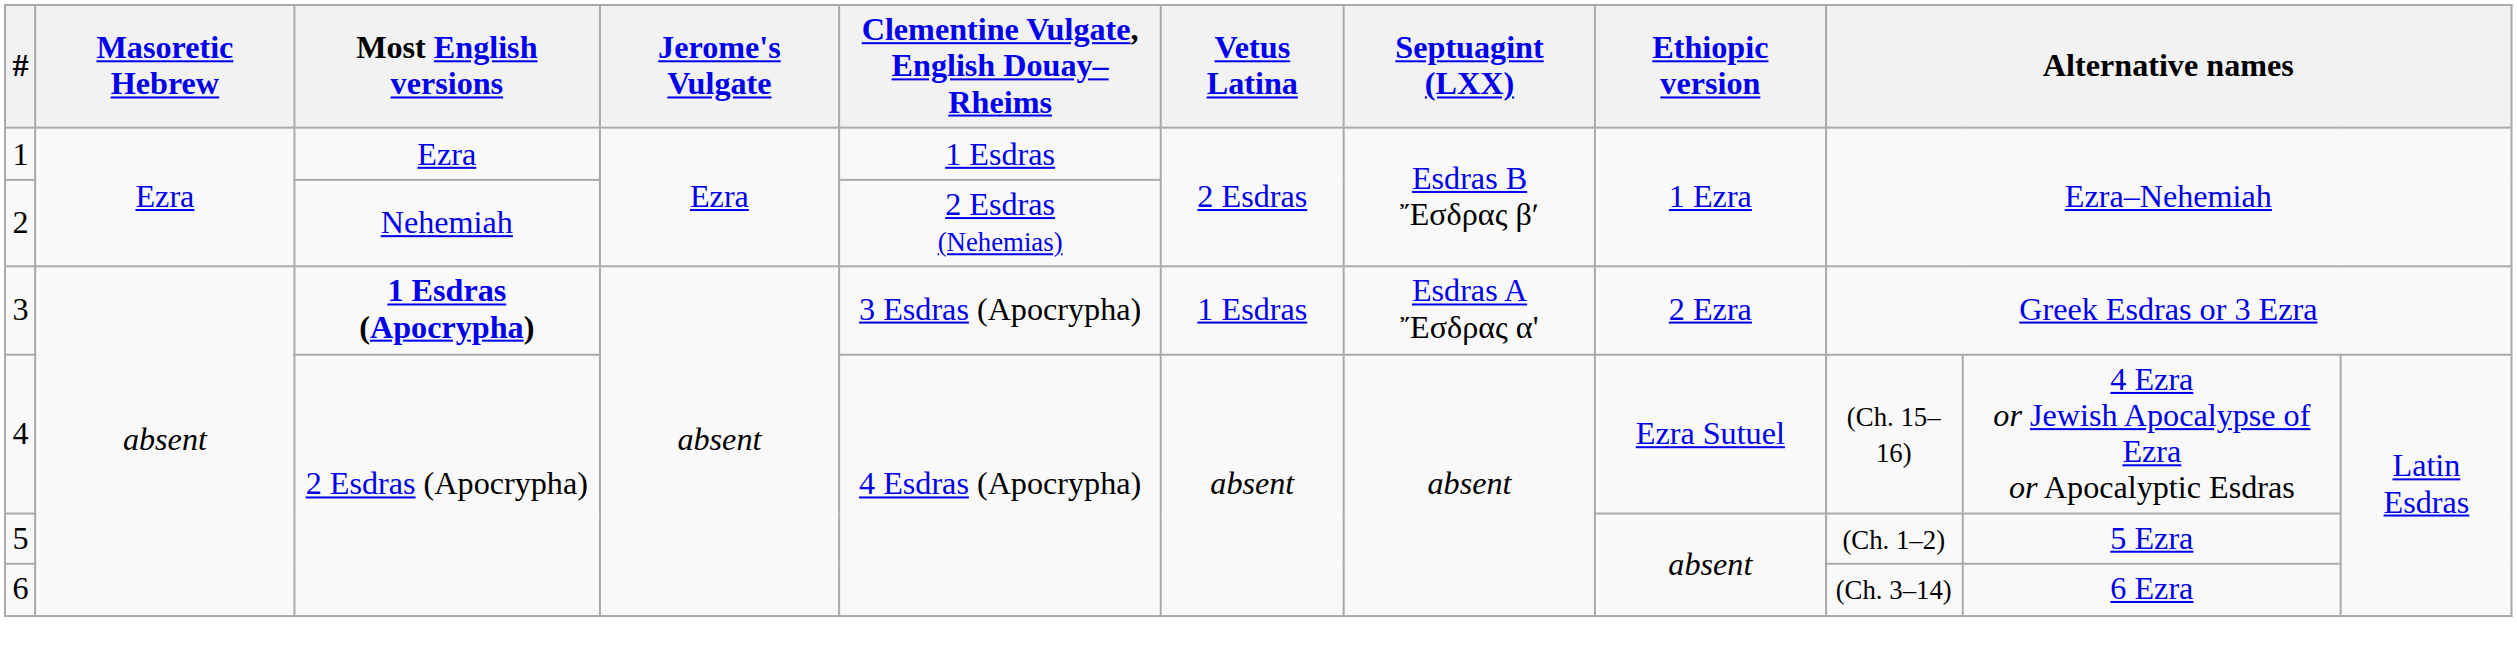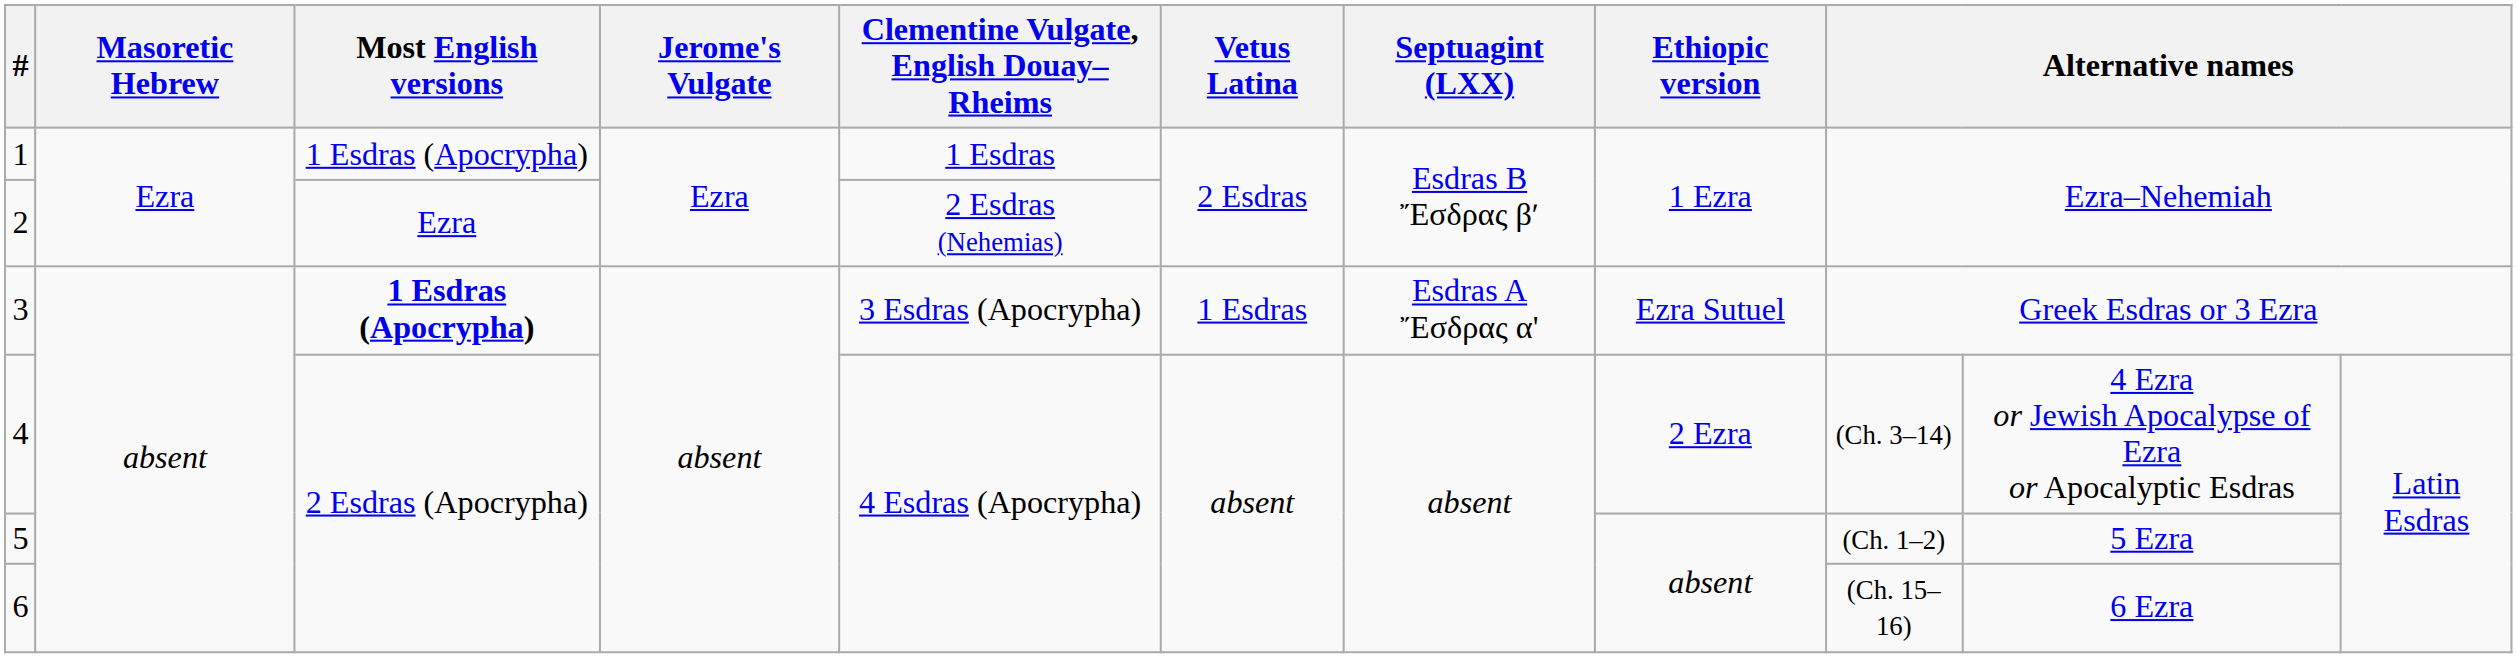(447, 153) Ezra -> (447, 153) 1 Esdras (Apocrypha)
(447, 222) Nehemiah -> (447, 222) Ezra
(1710, 309) 2 Ezra -> (1710, 309) Ezra Sutuel
(1710, 433) Ezra Sutuel -> (1710, 433) 2 Ezra
(1894, 435) (Ch. 15–16) -> (1894, 435) (Ch. 3–14)
(1894, 591) (Ch. 3–14) -> (1894, 609) (Ch. 15–16)
